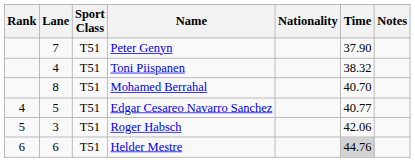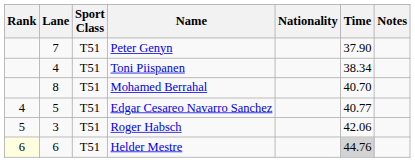(358, 68) 38.32 -> (358, 68) 38.34
(22, 147) no background -> (22, 147) lightyellow background
